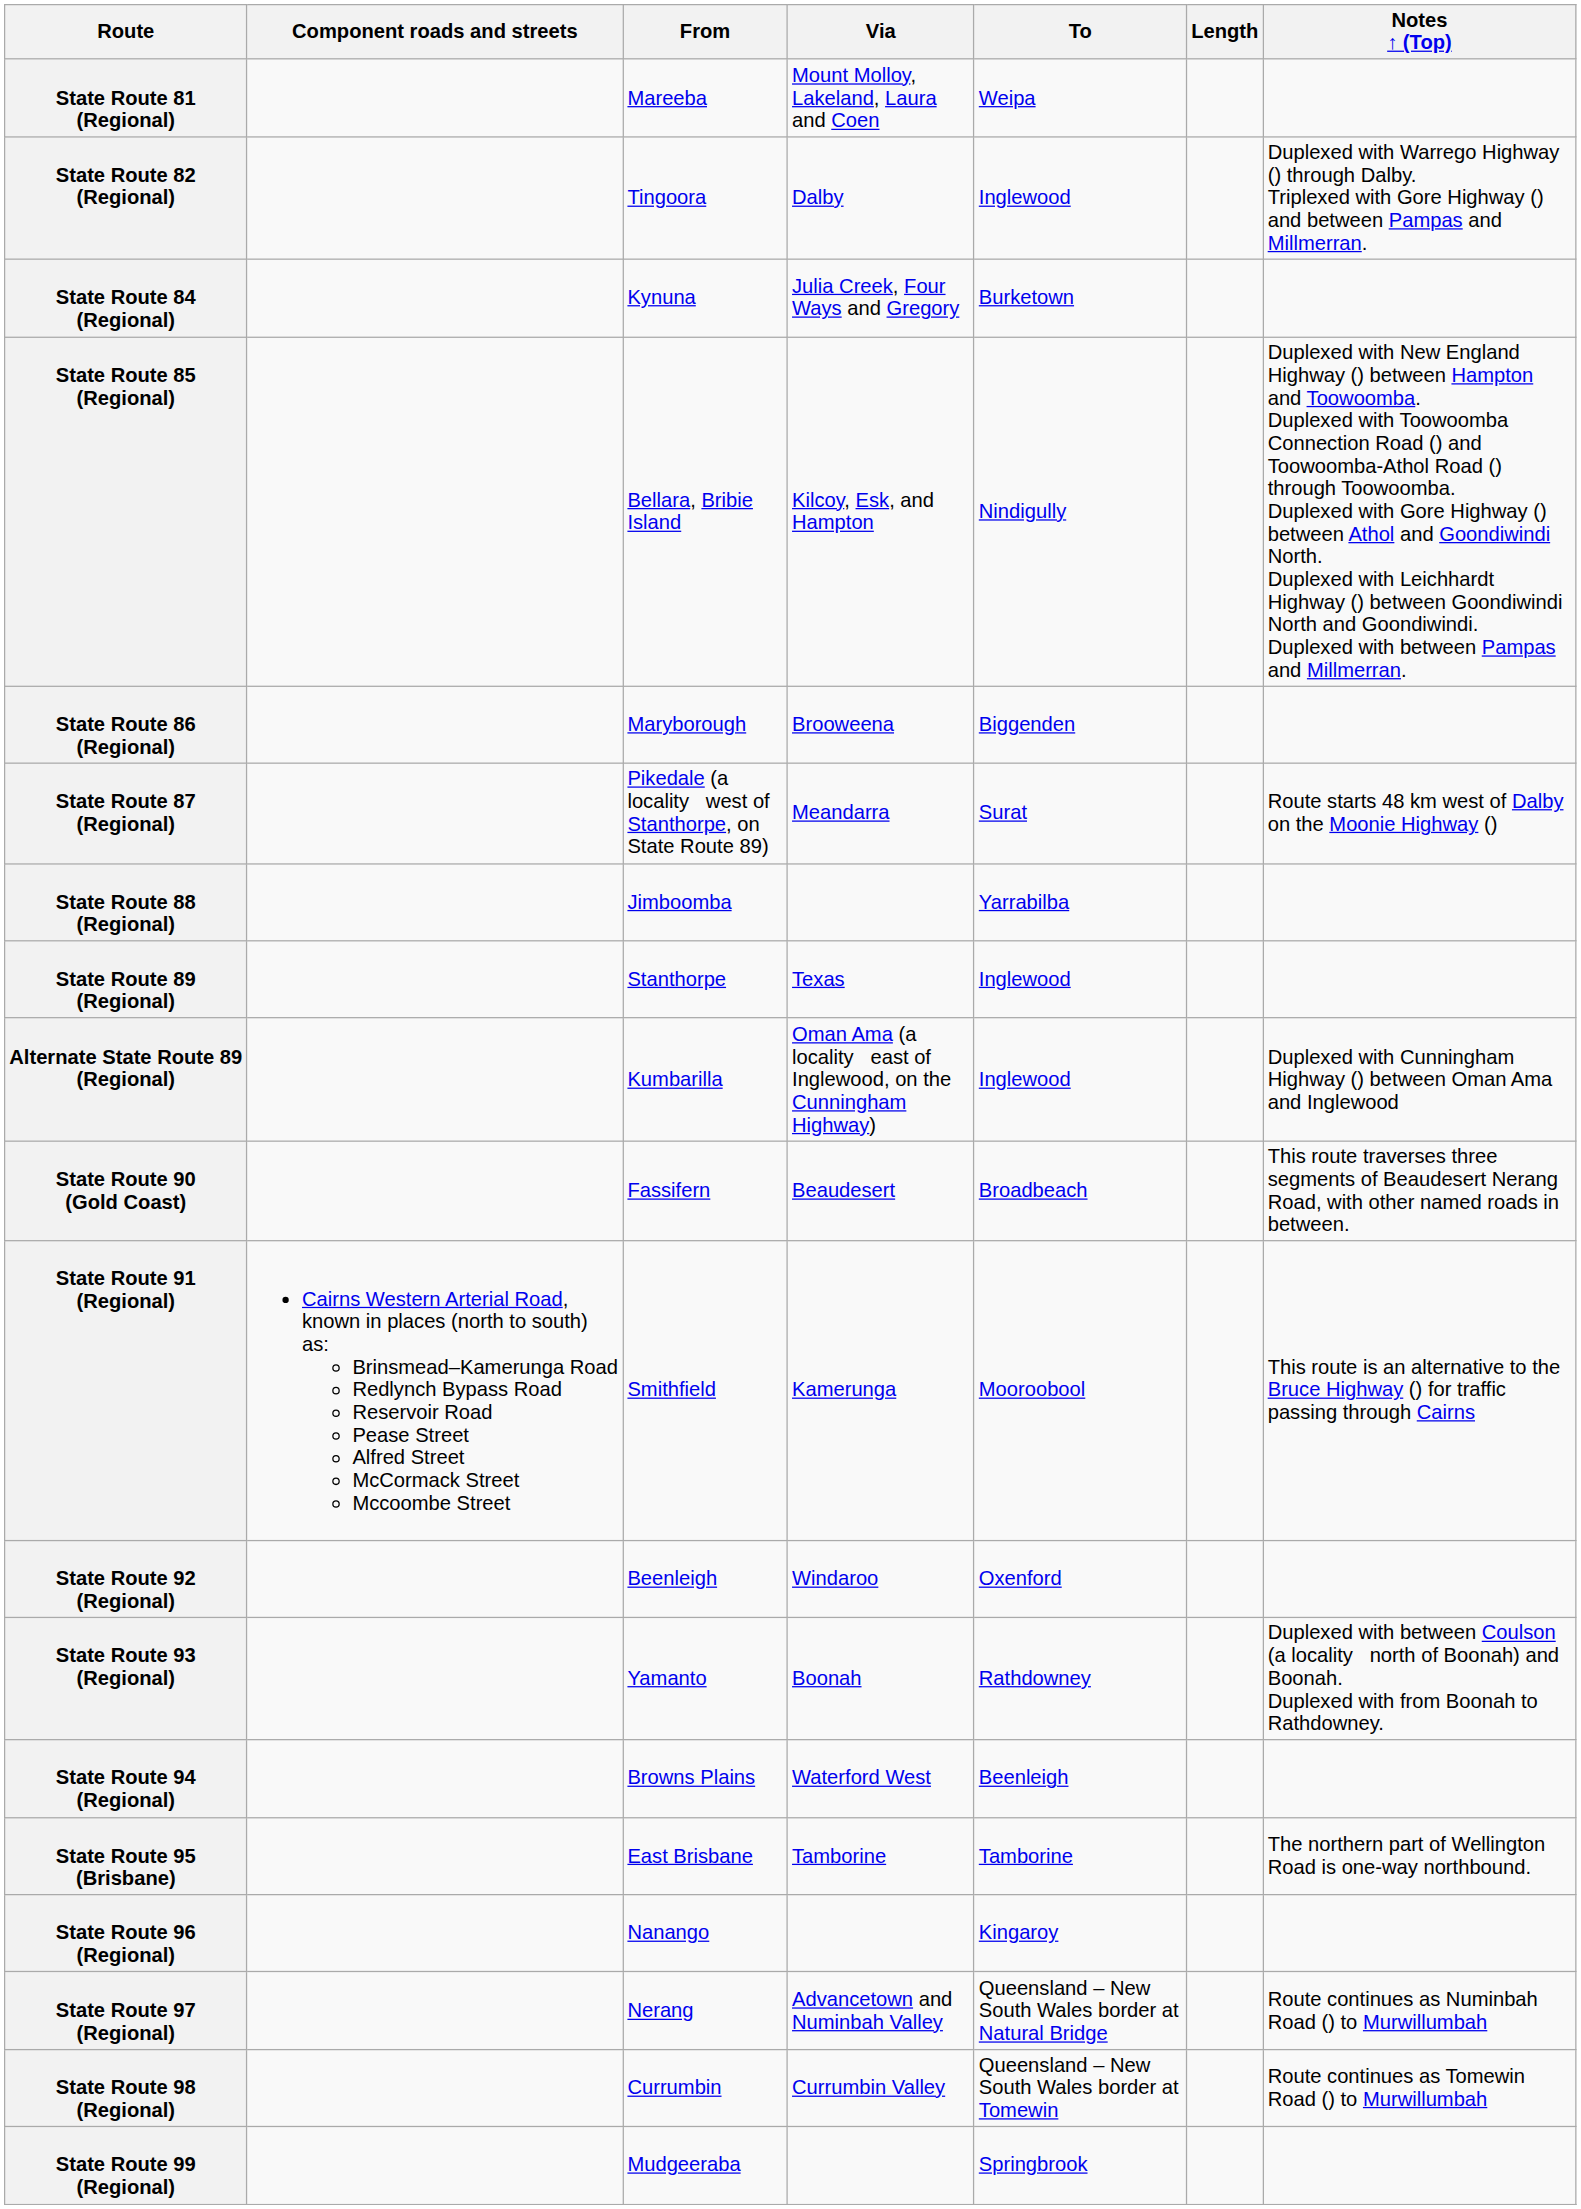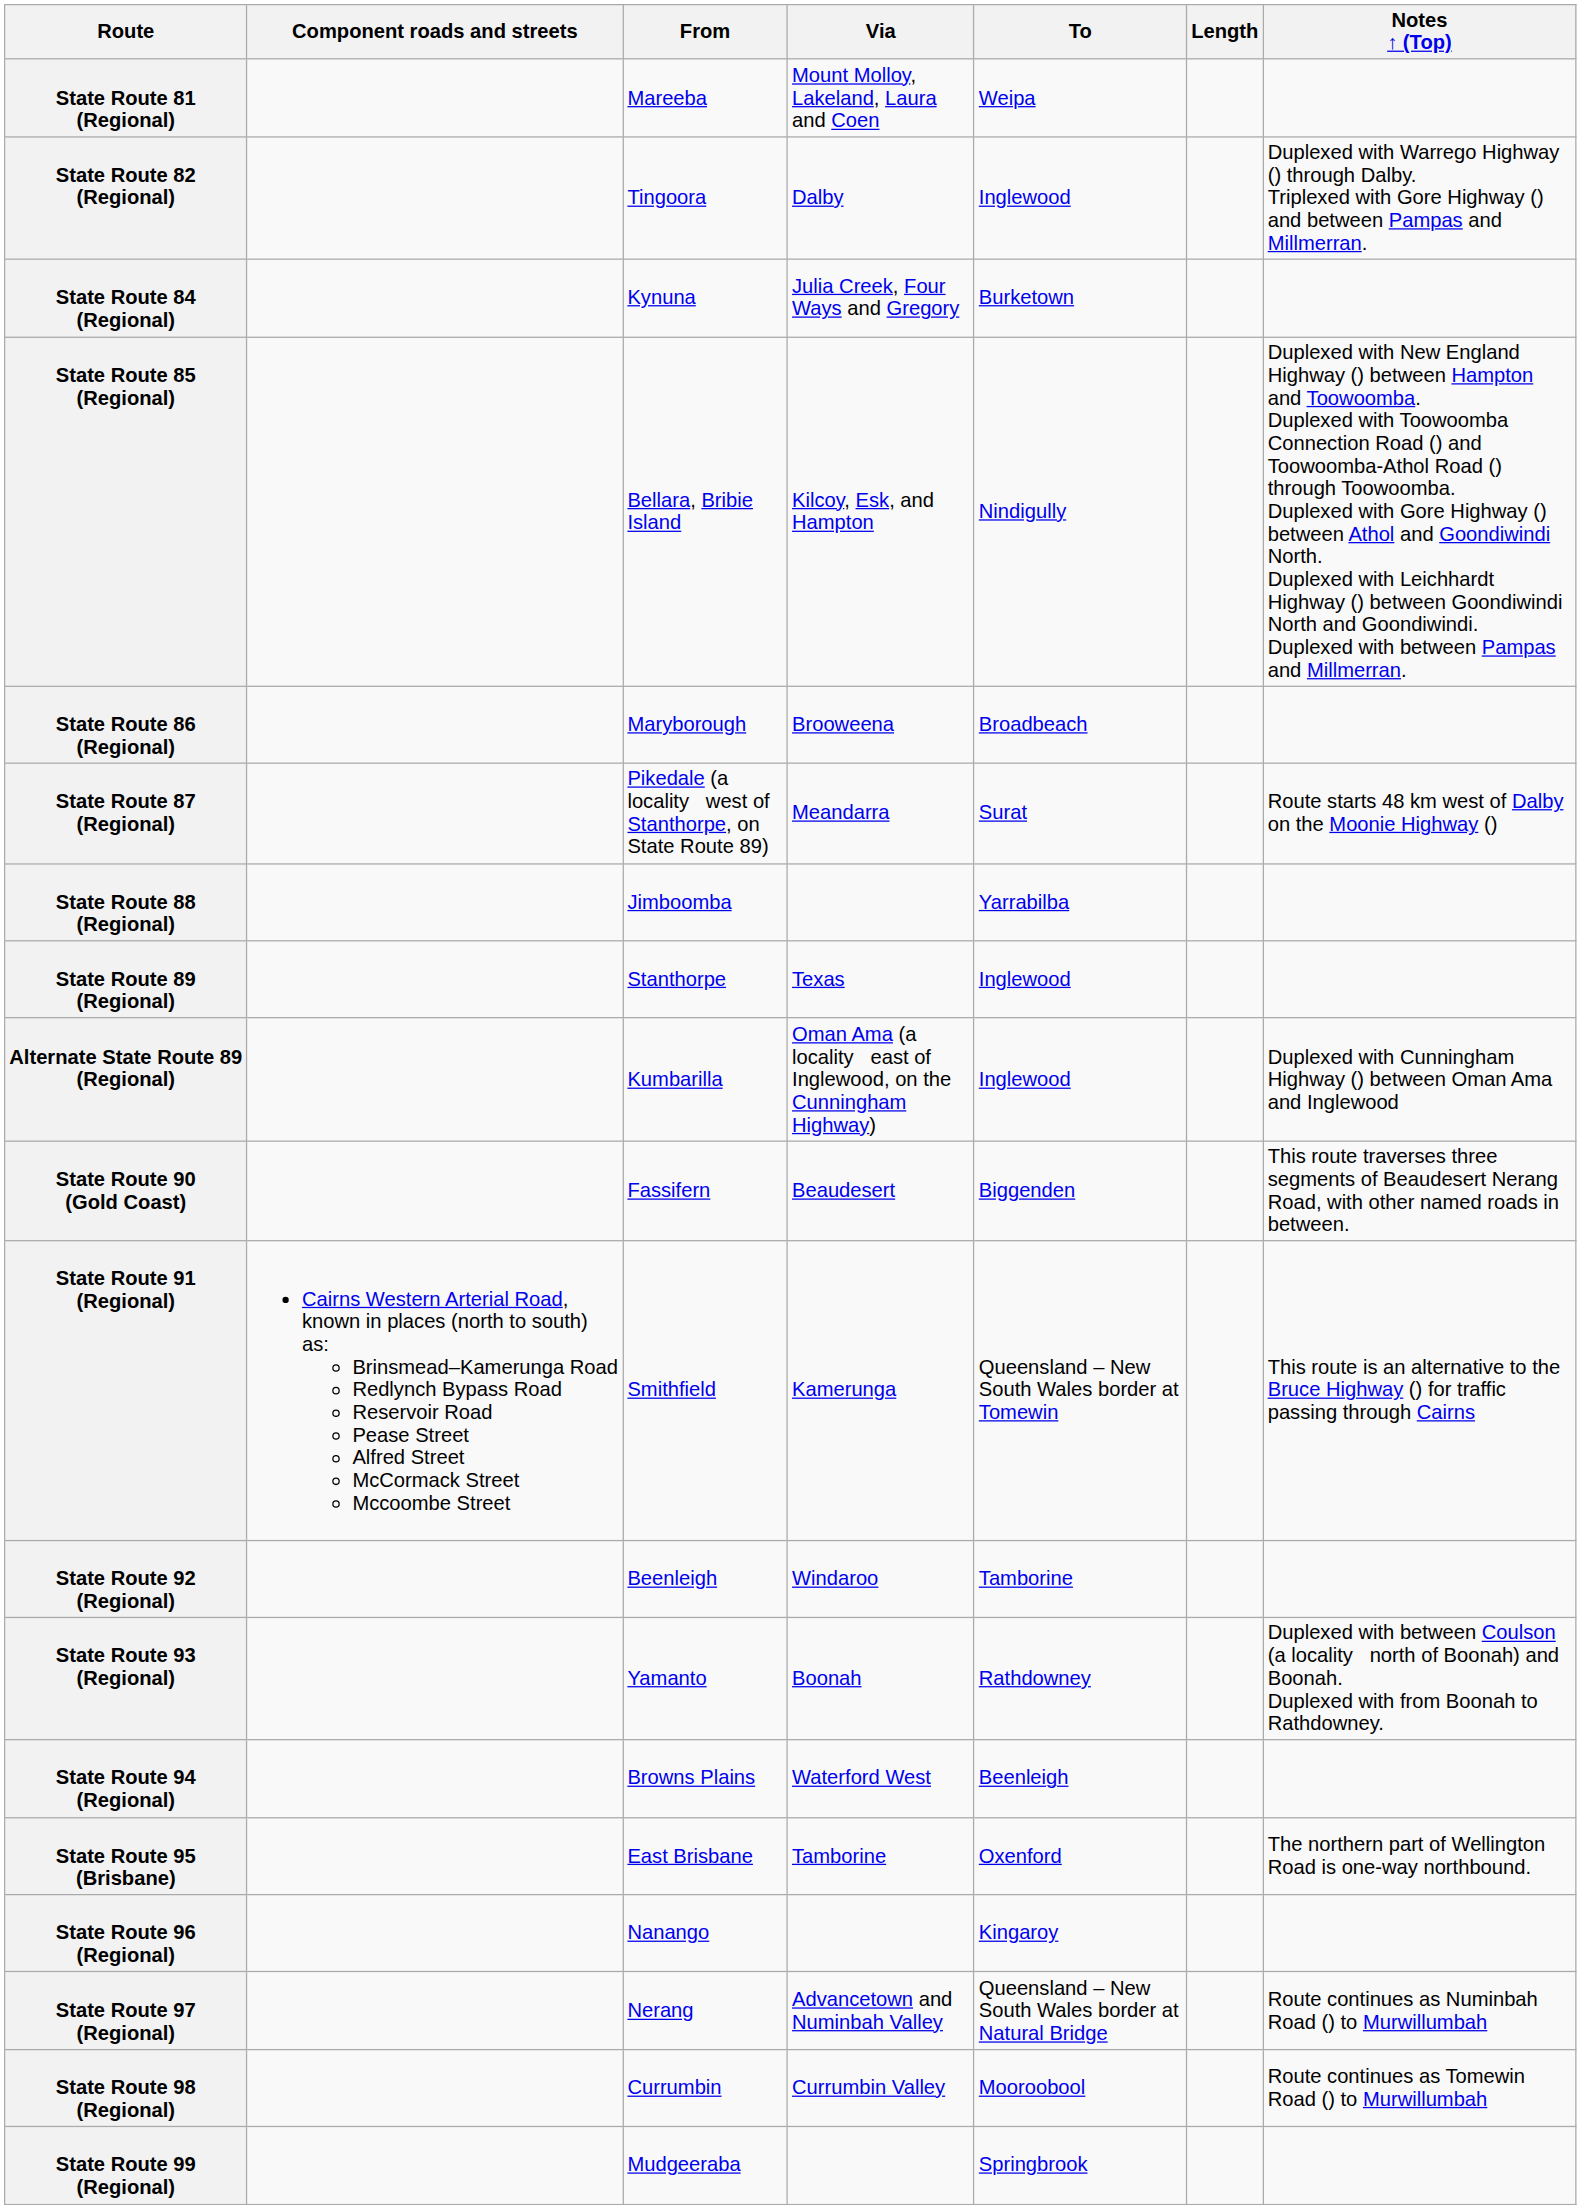(1027, 724) Biggenden -> (1033, 724) Broadbeach
(1033, 1190) Broadbeach -> (1027, 1190) Biggenden
(1032, 1390) Mooroobool -> (1079, 1390) Queensland – New South Wales border at Tomewin
(1020, 1578) Oxenford -> (1026, 1578) Tamborine
(1026, 1855) Tamborine -> (1020, 1855) Oxenford
(1079, 2087) Queensland – New South Wales border at Tomewin -> (1032, 2087) Mooroobool
